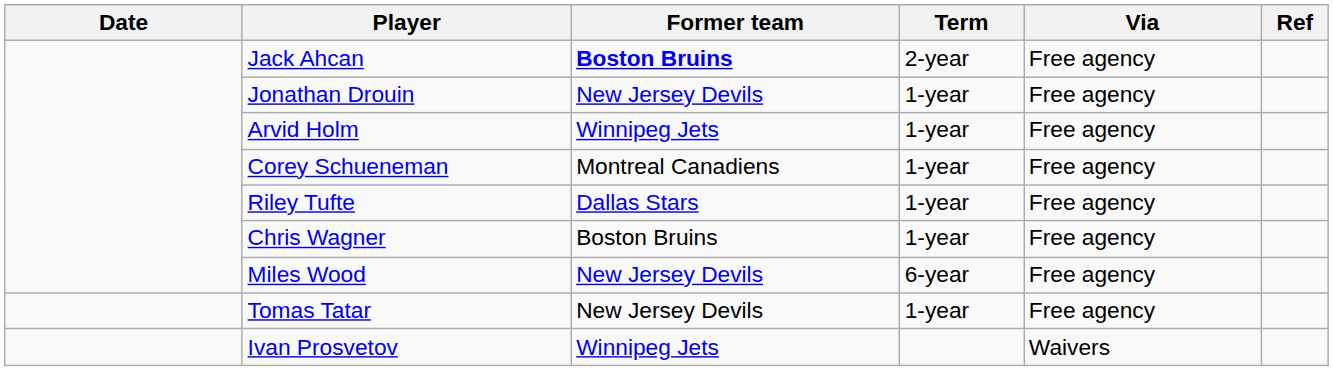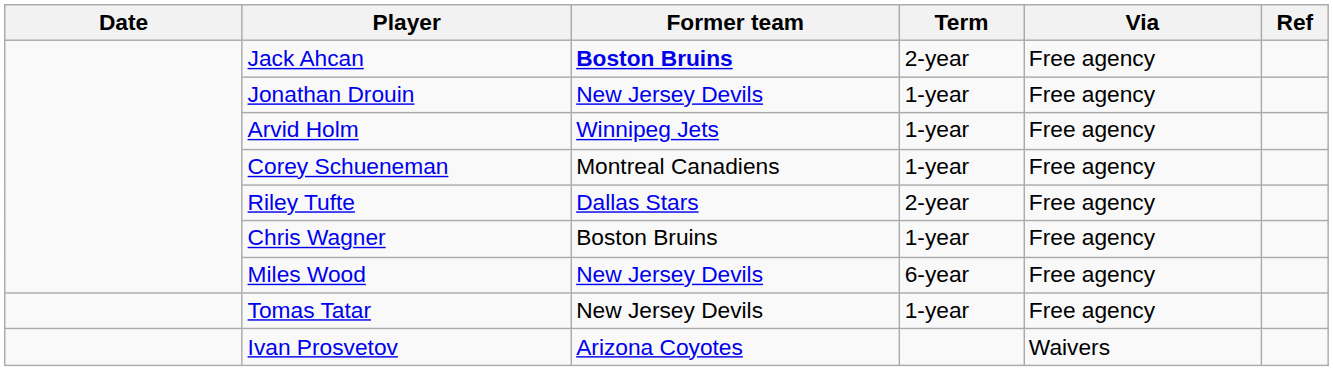(937, 202) 1-year -> (937, 202) 2-year
(648, 346) Winnipeg Jets -> (660, 346) Arizona Coyotes
